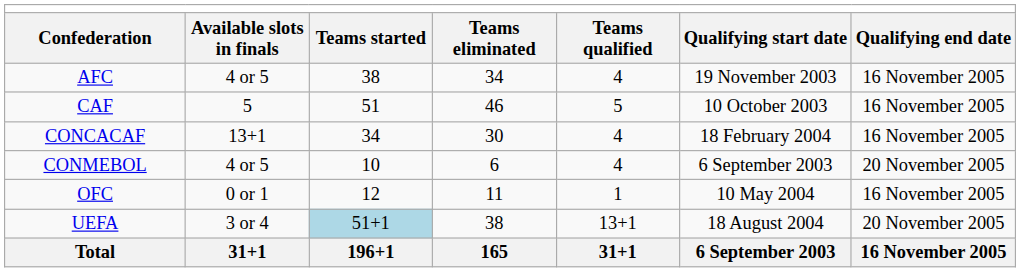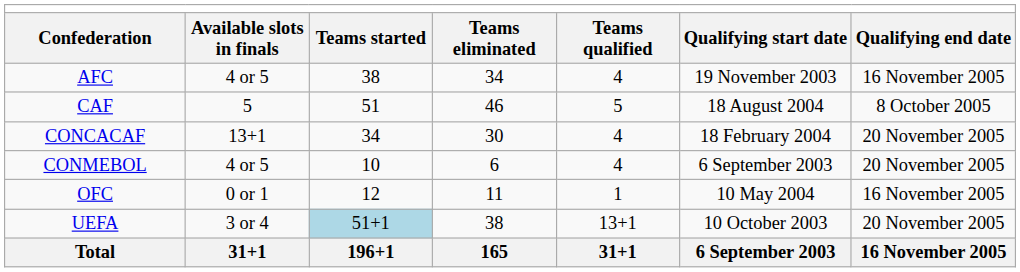(765, 106) 10 October 2003 -> (765, 106) 18 August 2004
(933, 106) 16 November 2005 -> (933, 106) 8 October 2005
(933, 135) 16 November 2005 -> (933, 135) 20 November 2005
(765, 223) 18 August 2004 -> (765, 223) 10 October 2003
